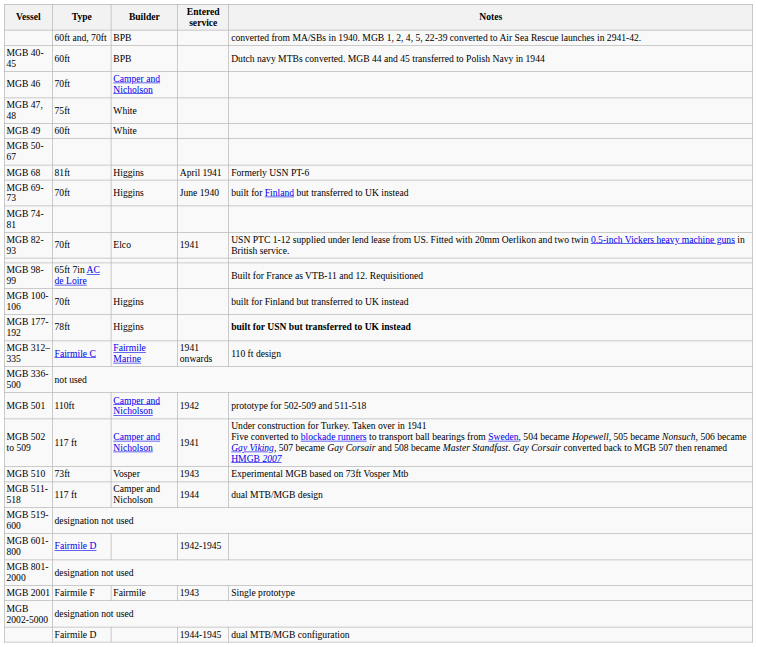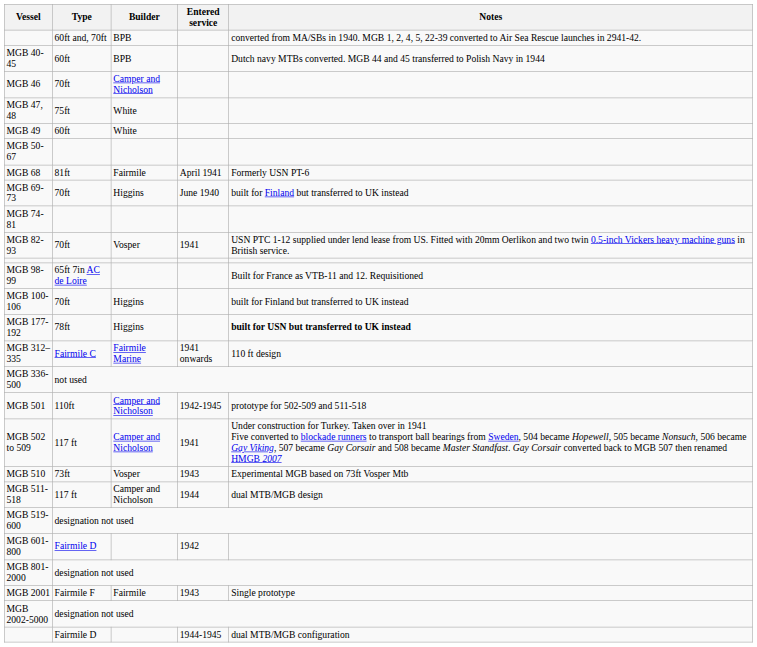(129, 172) Higgins -> (130, 172) Fairmile
(122, 245) Elco -> (127, 245) Vosper
(189, 405) 1942 -> (201, 405) 1942-1945
(201, 546) 1942-1945 -> (189, 546) 1942
